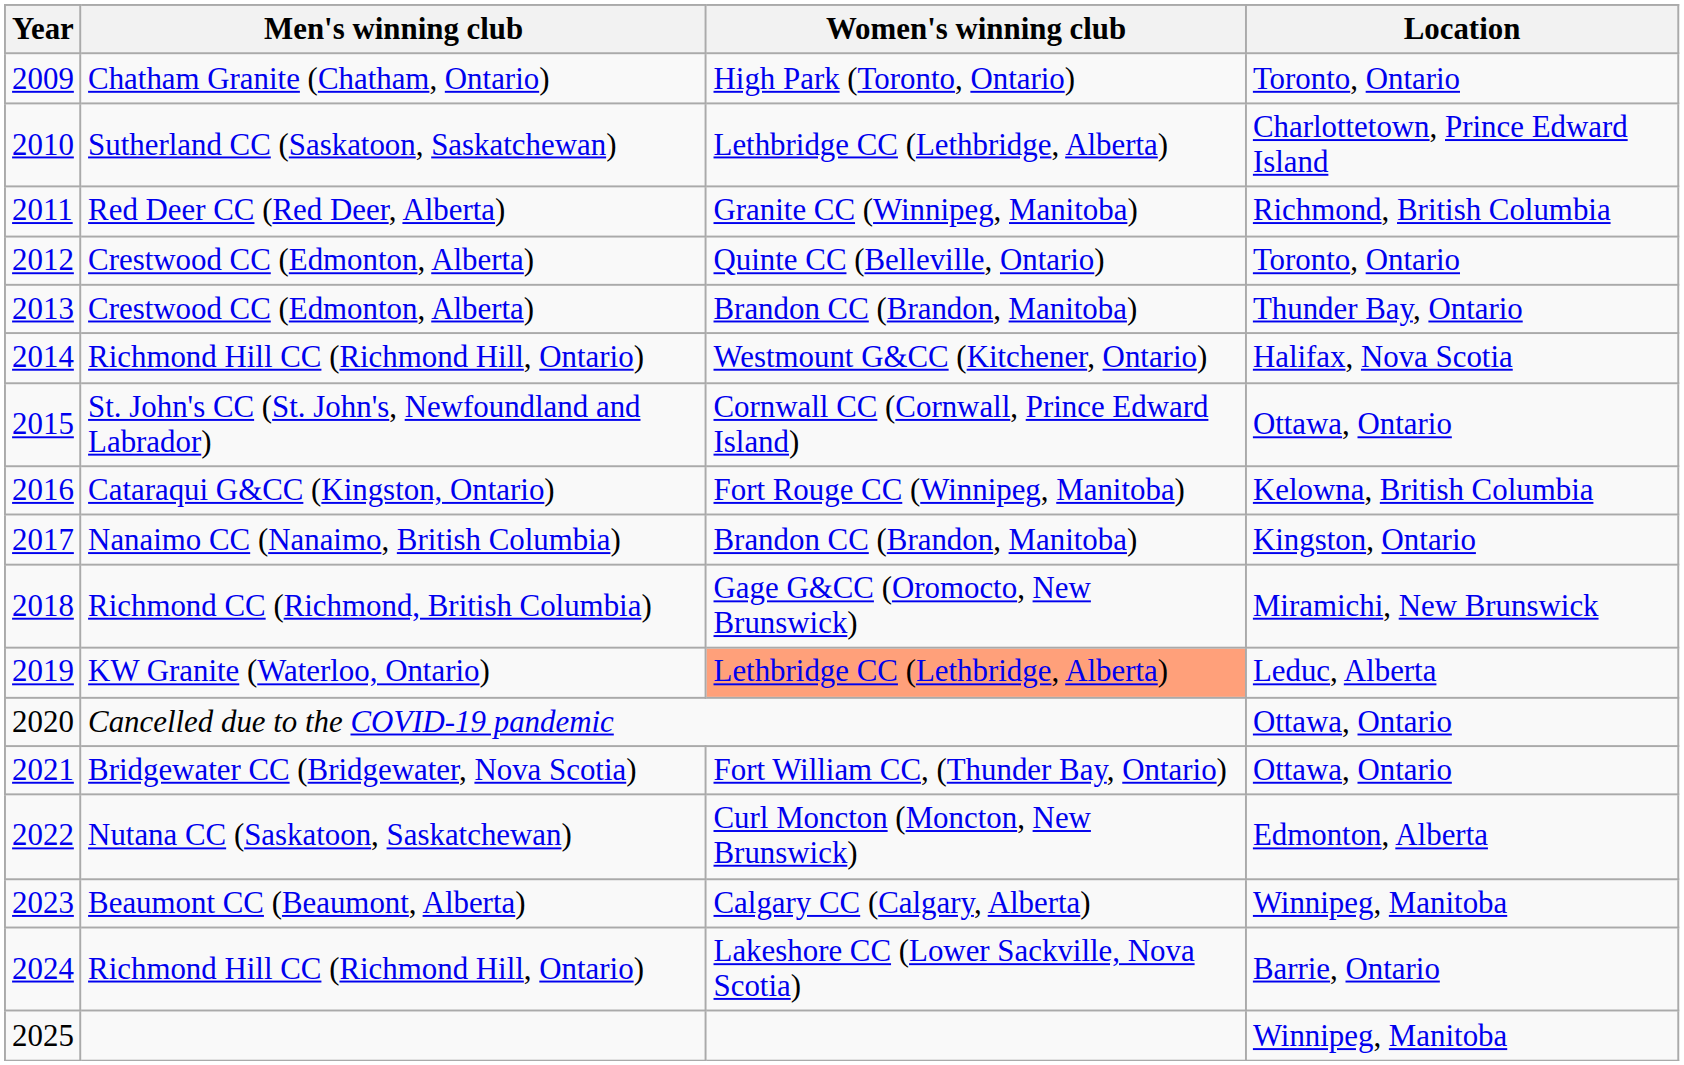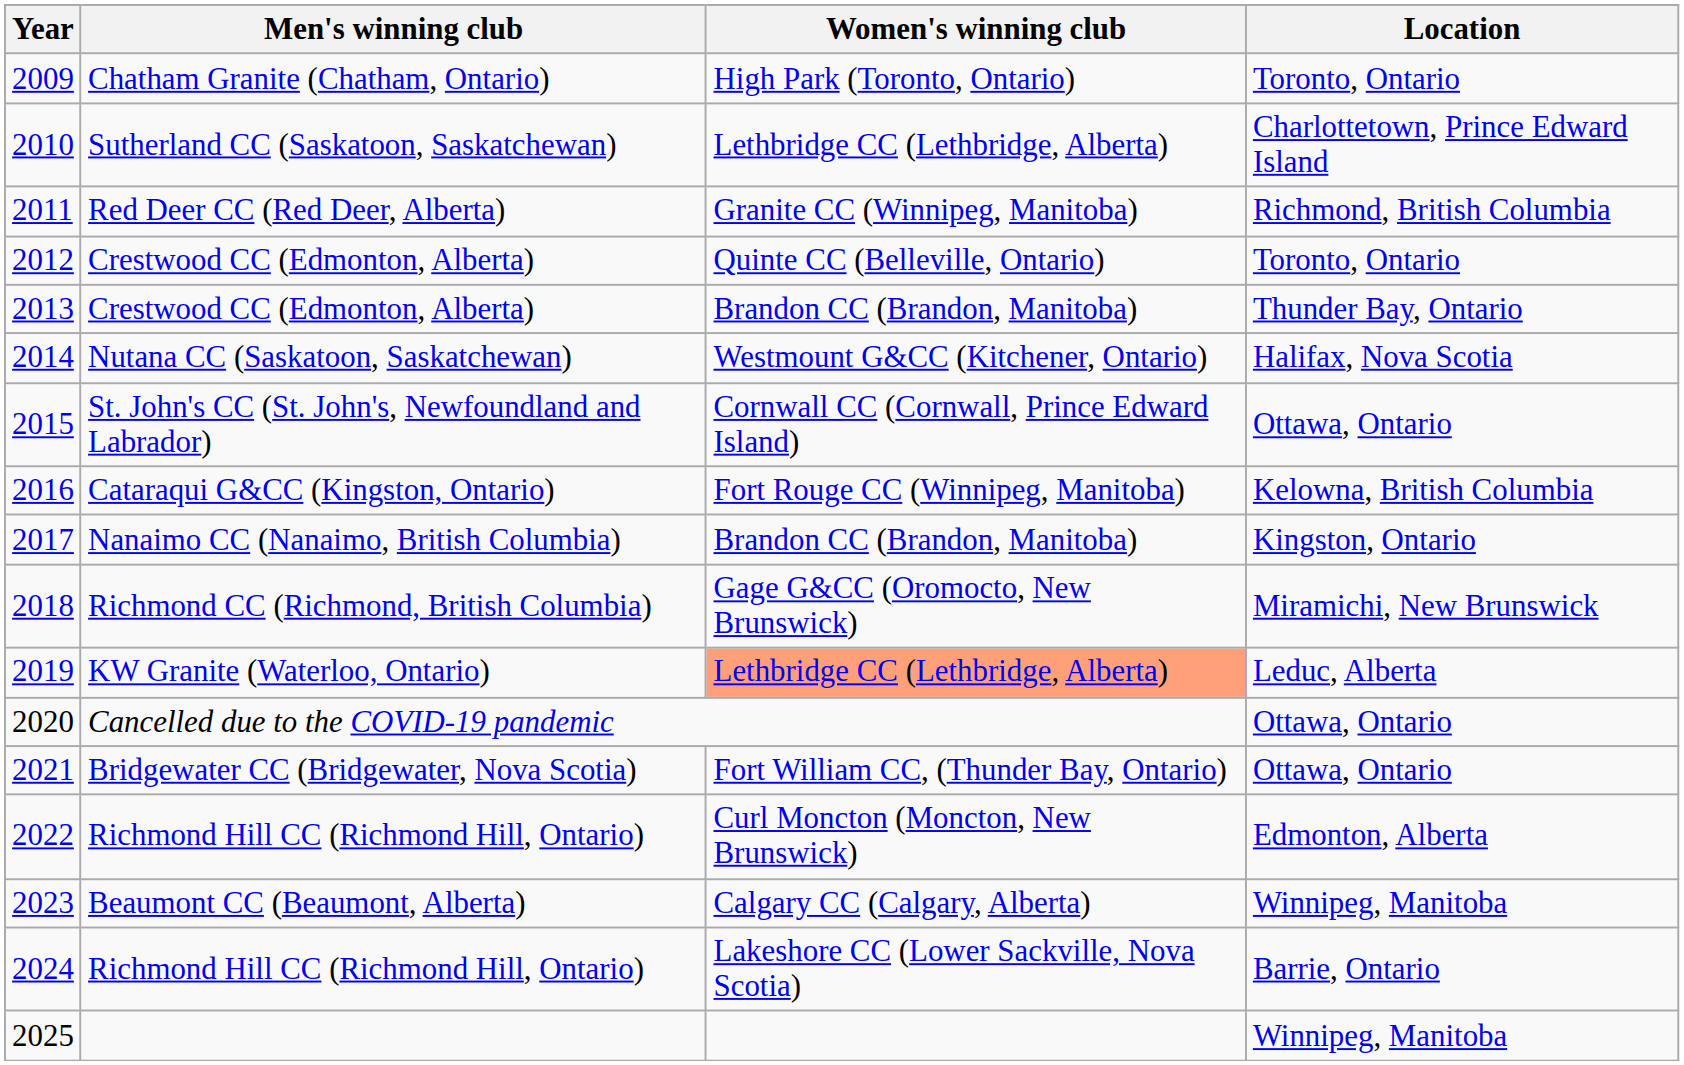(366, 357) Richmond Hill CC (Richmond Hill, Ontario) -> (330, 357) Nutana CC (Saskatoon, Saskatchewan)
(330, 836) Nutana CC (Saskatoon, Saskatchewan) -> (366, 836) Richmond Hill CC (Richmond Hill, Ontario)
